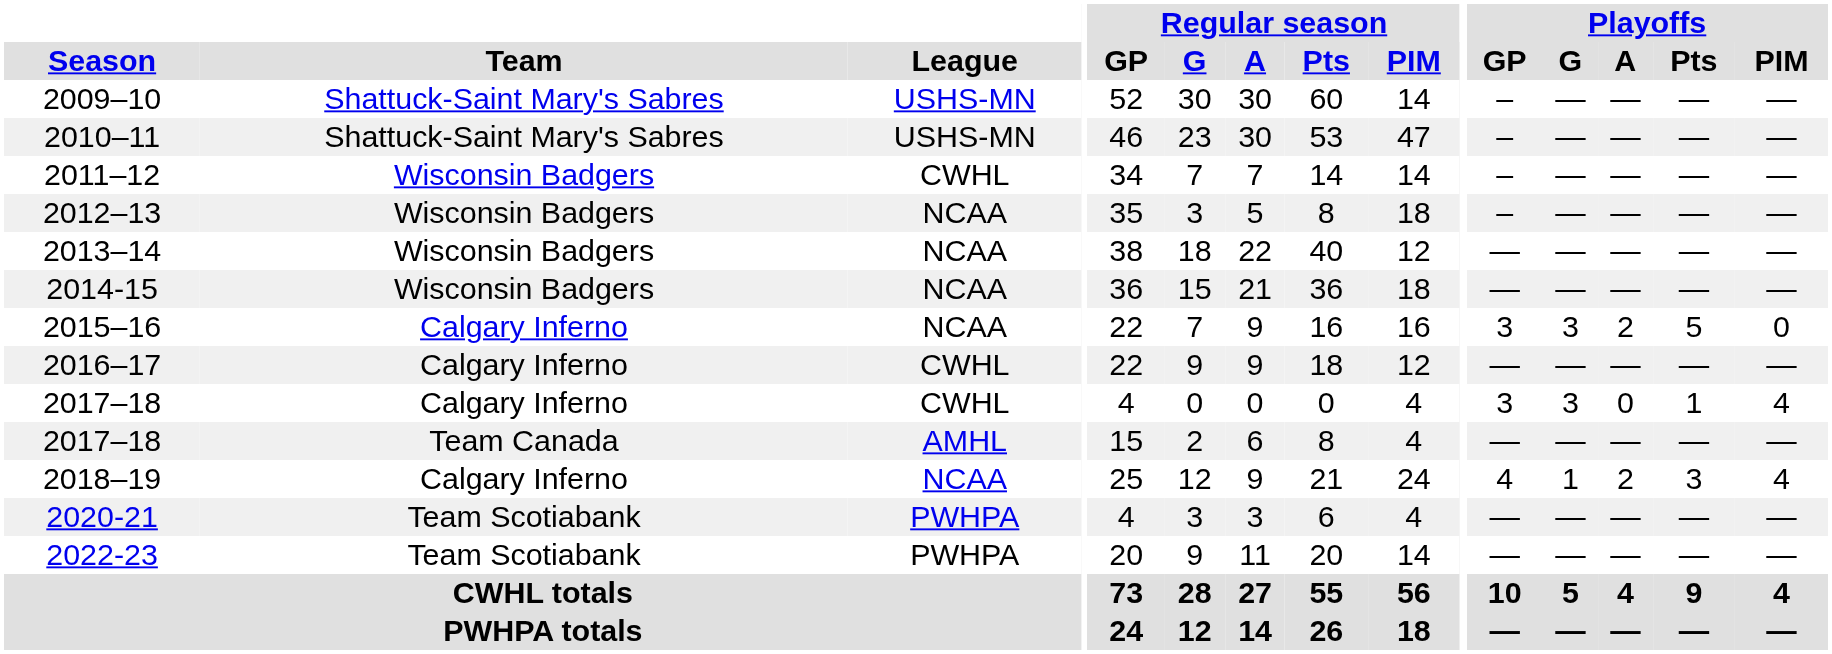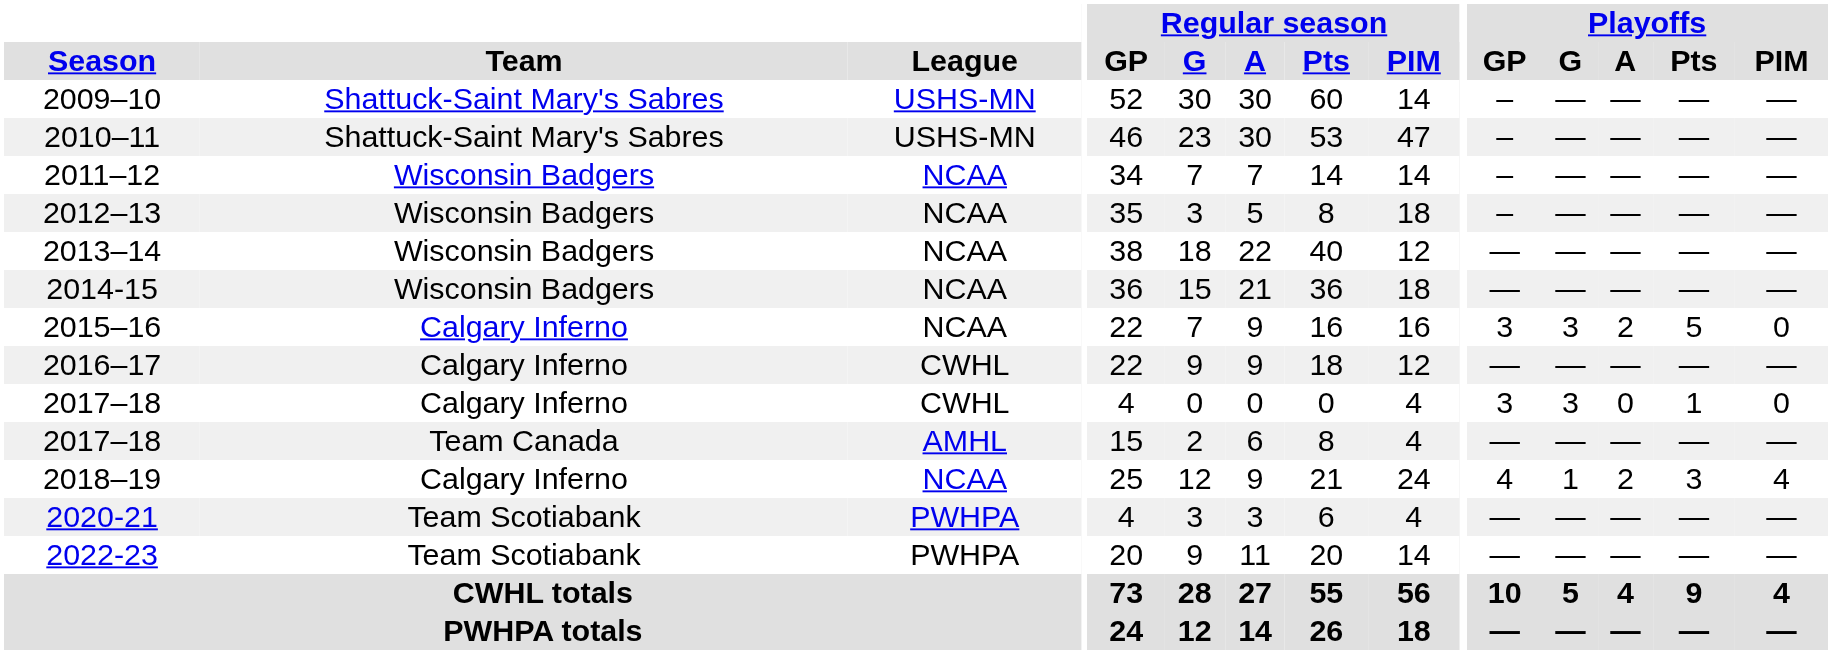(965, 174) CWHL -> (965, 174) NCAA
(1781, 402) 4 -> (1781, 402) 0
